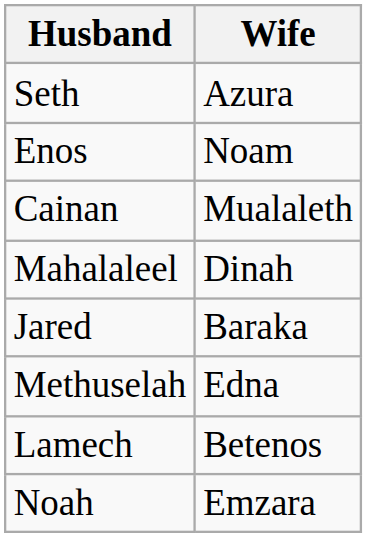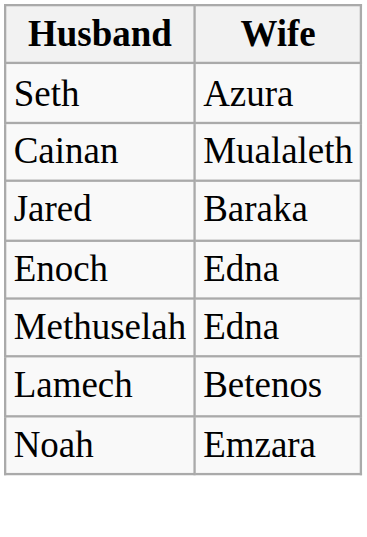- row: (51, 151)
- row: (96, 268)
+ row: (61, 268)
